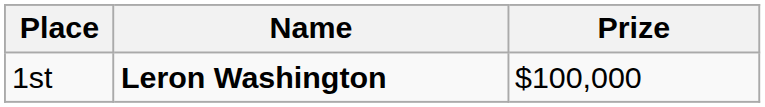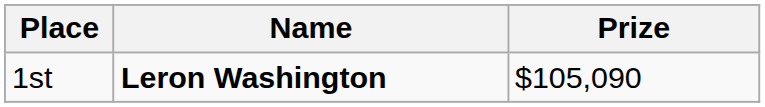(578, 76) $100,000 -> (578, 76) $105,090
